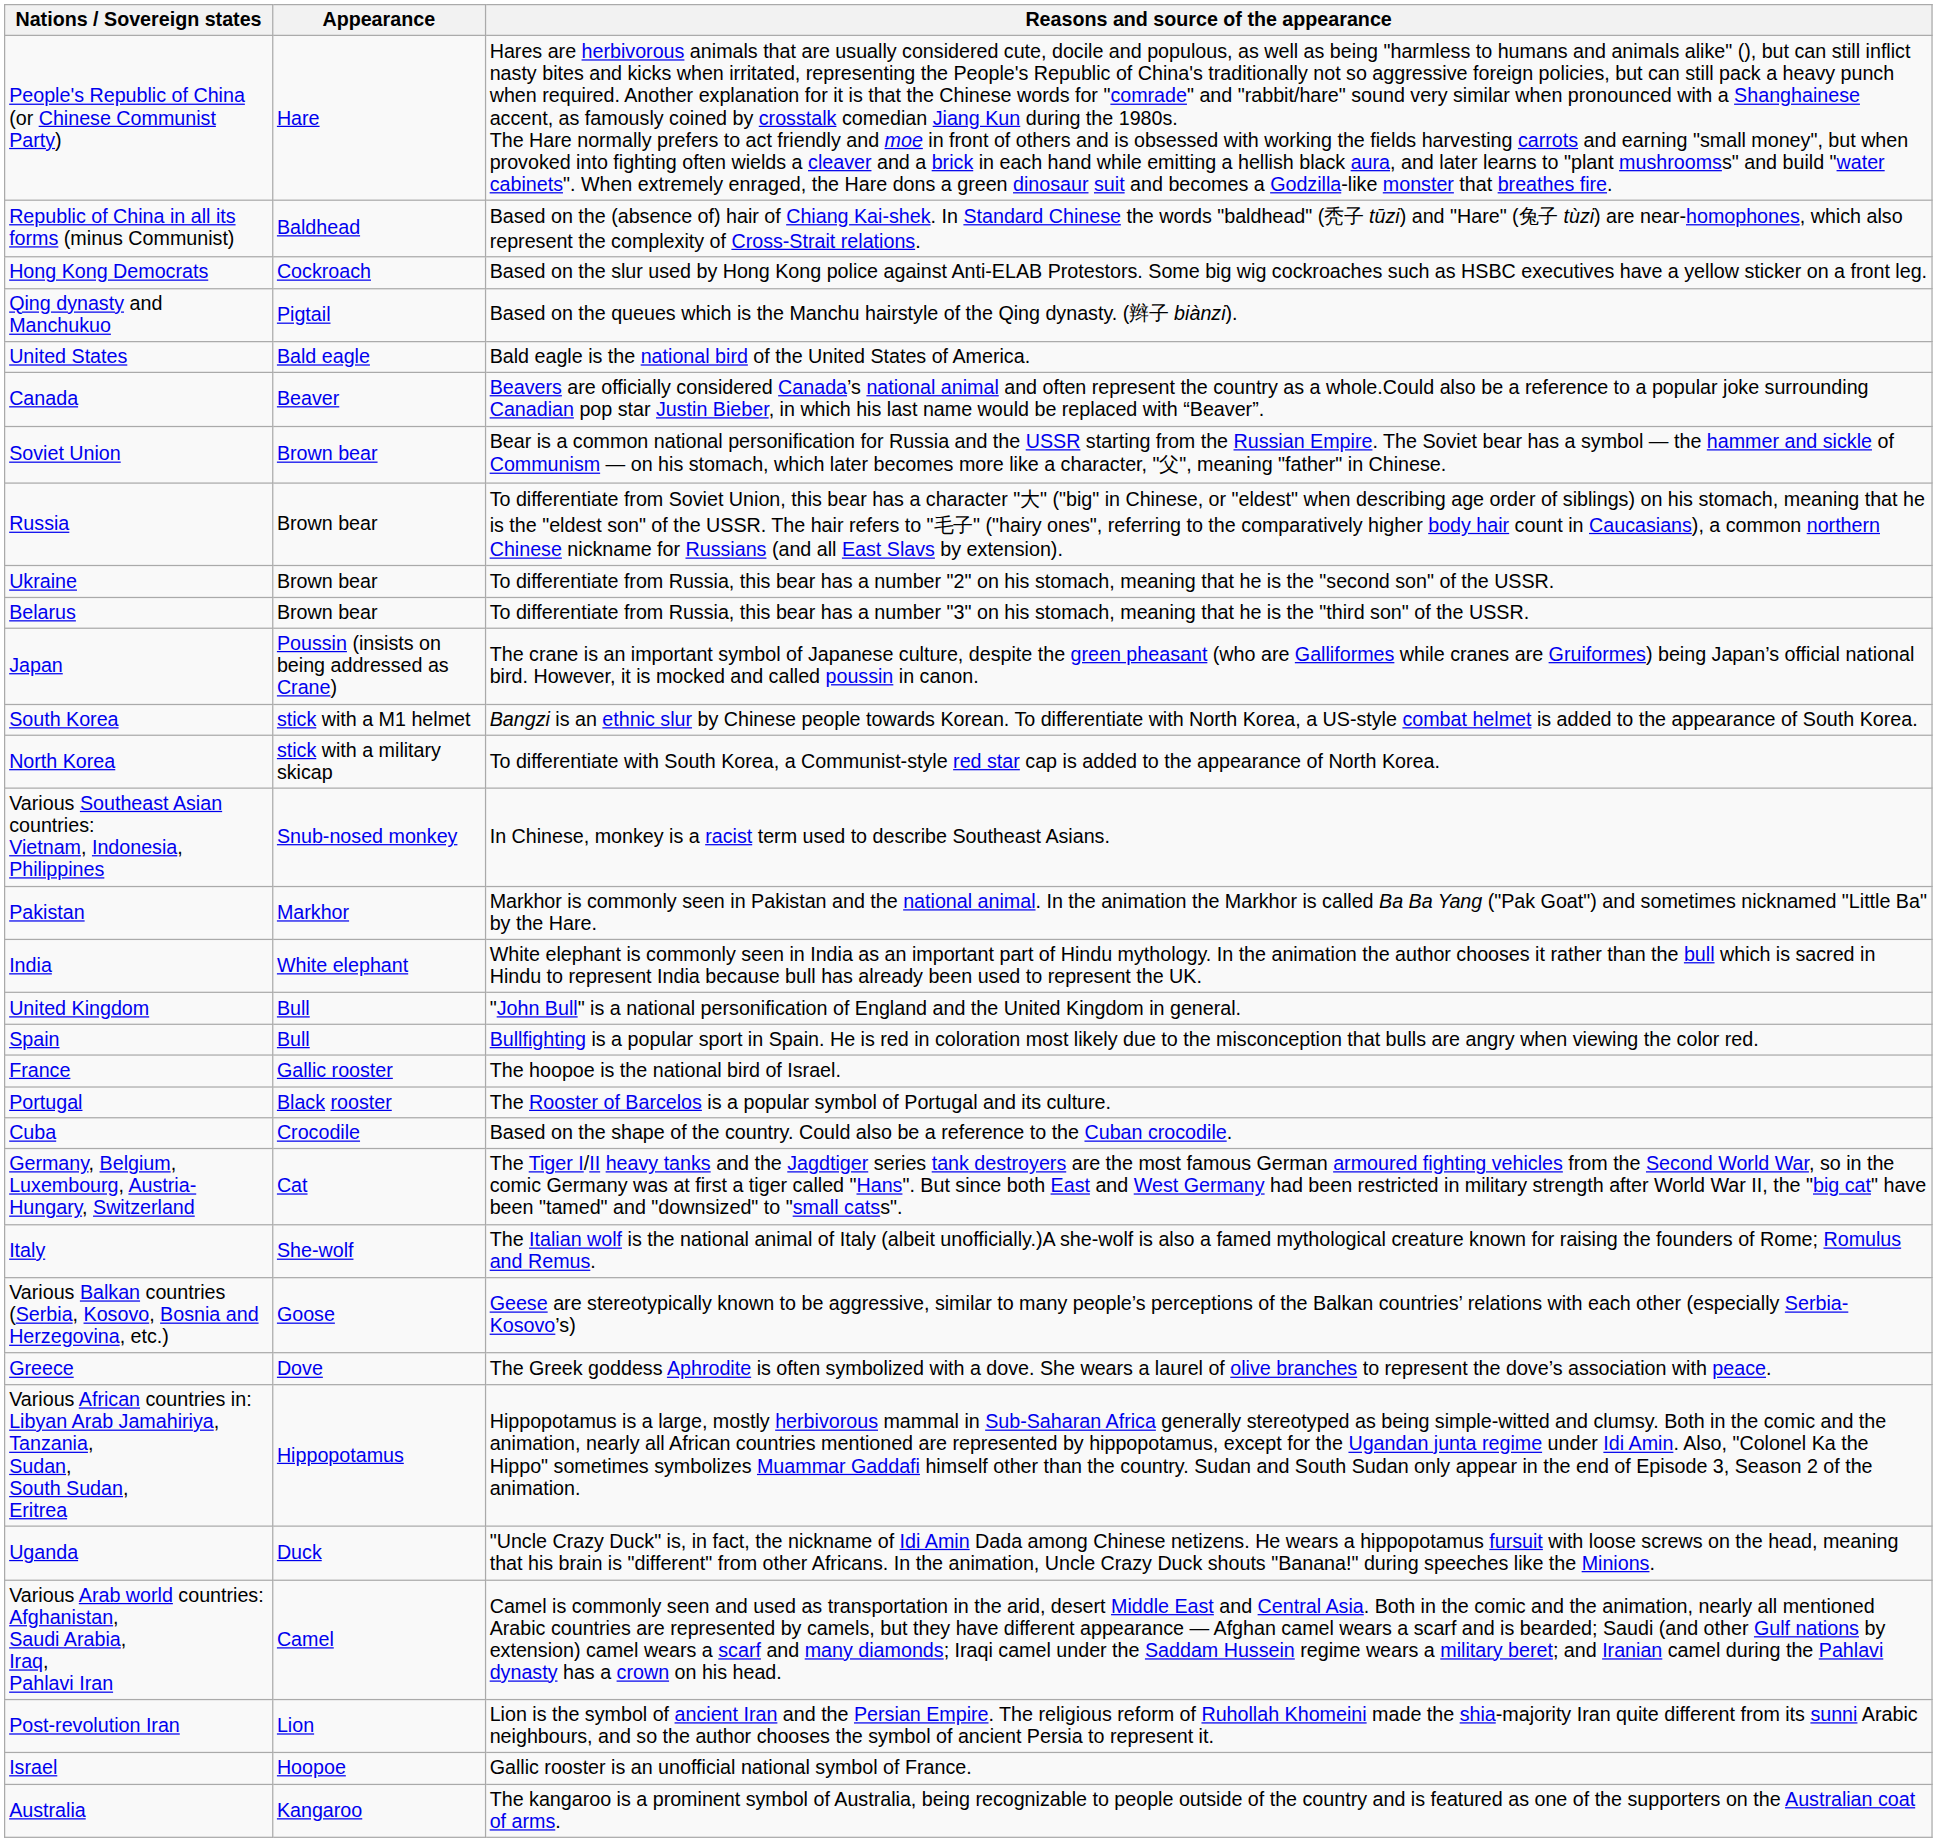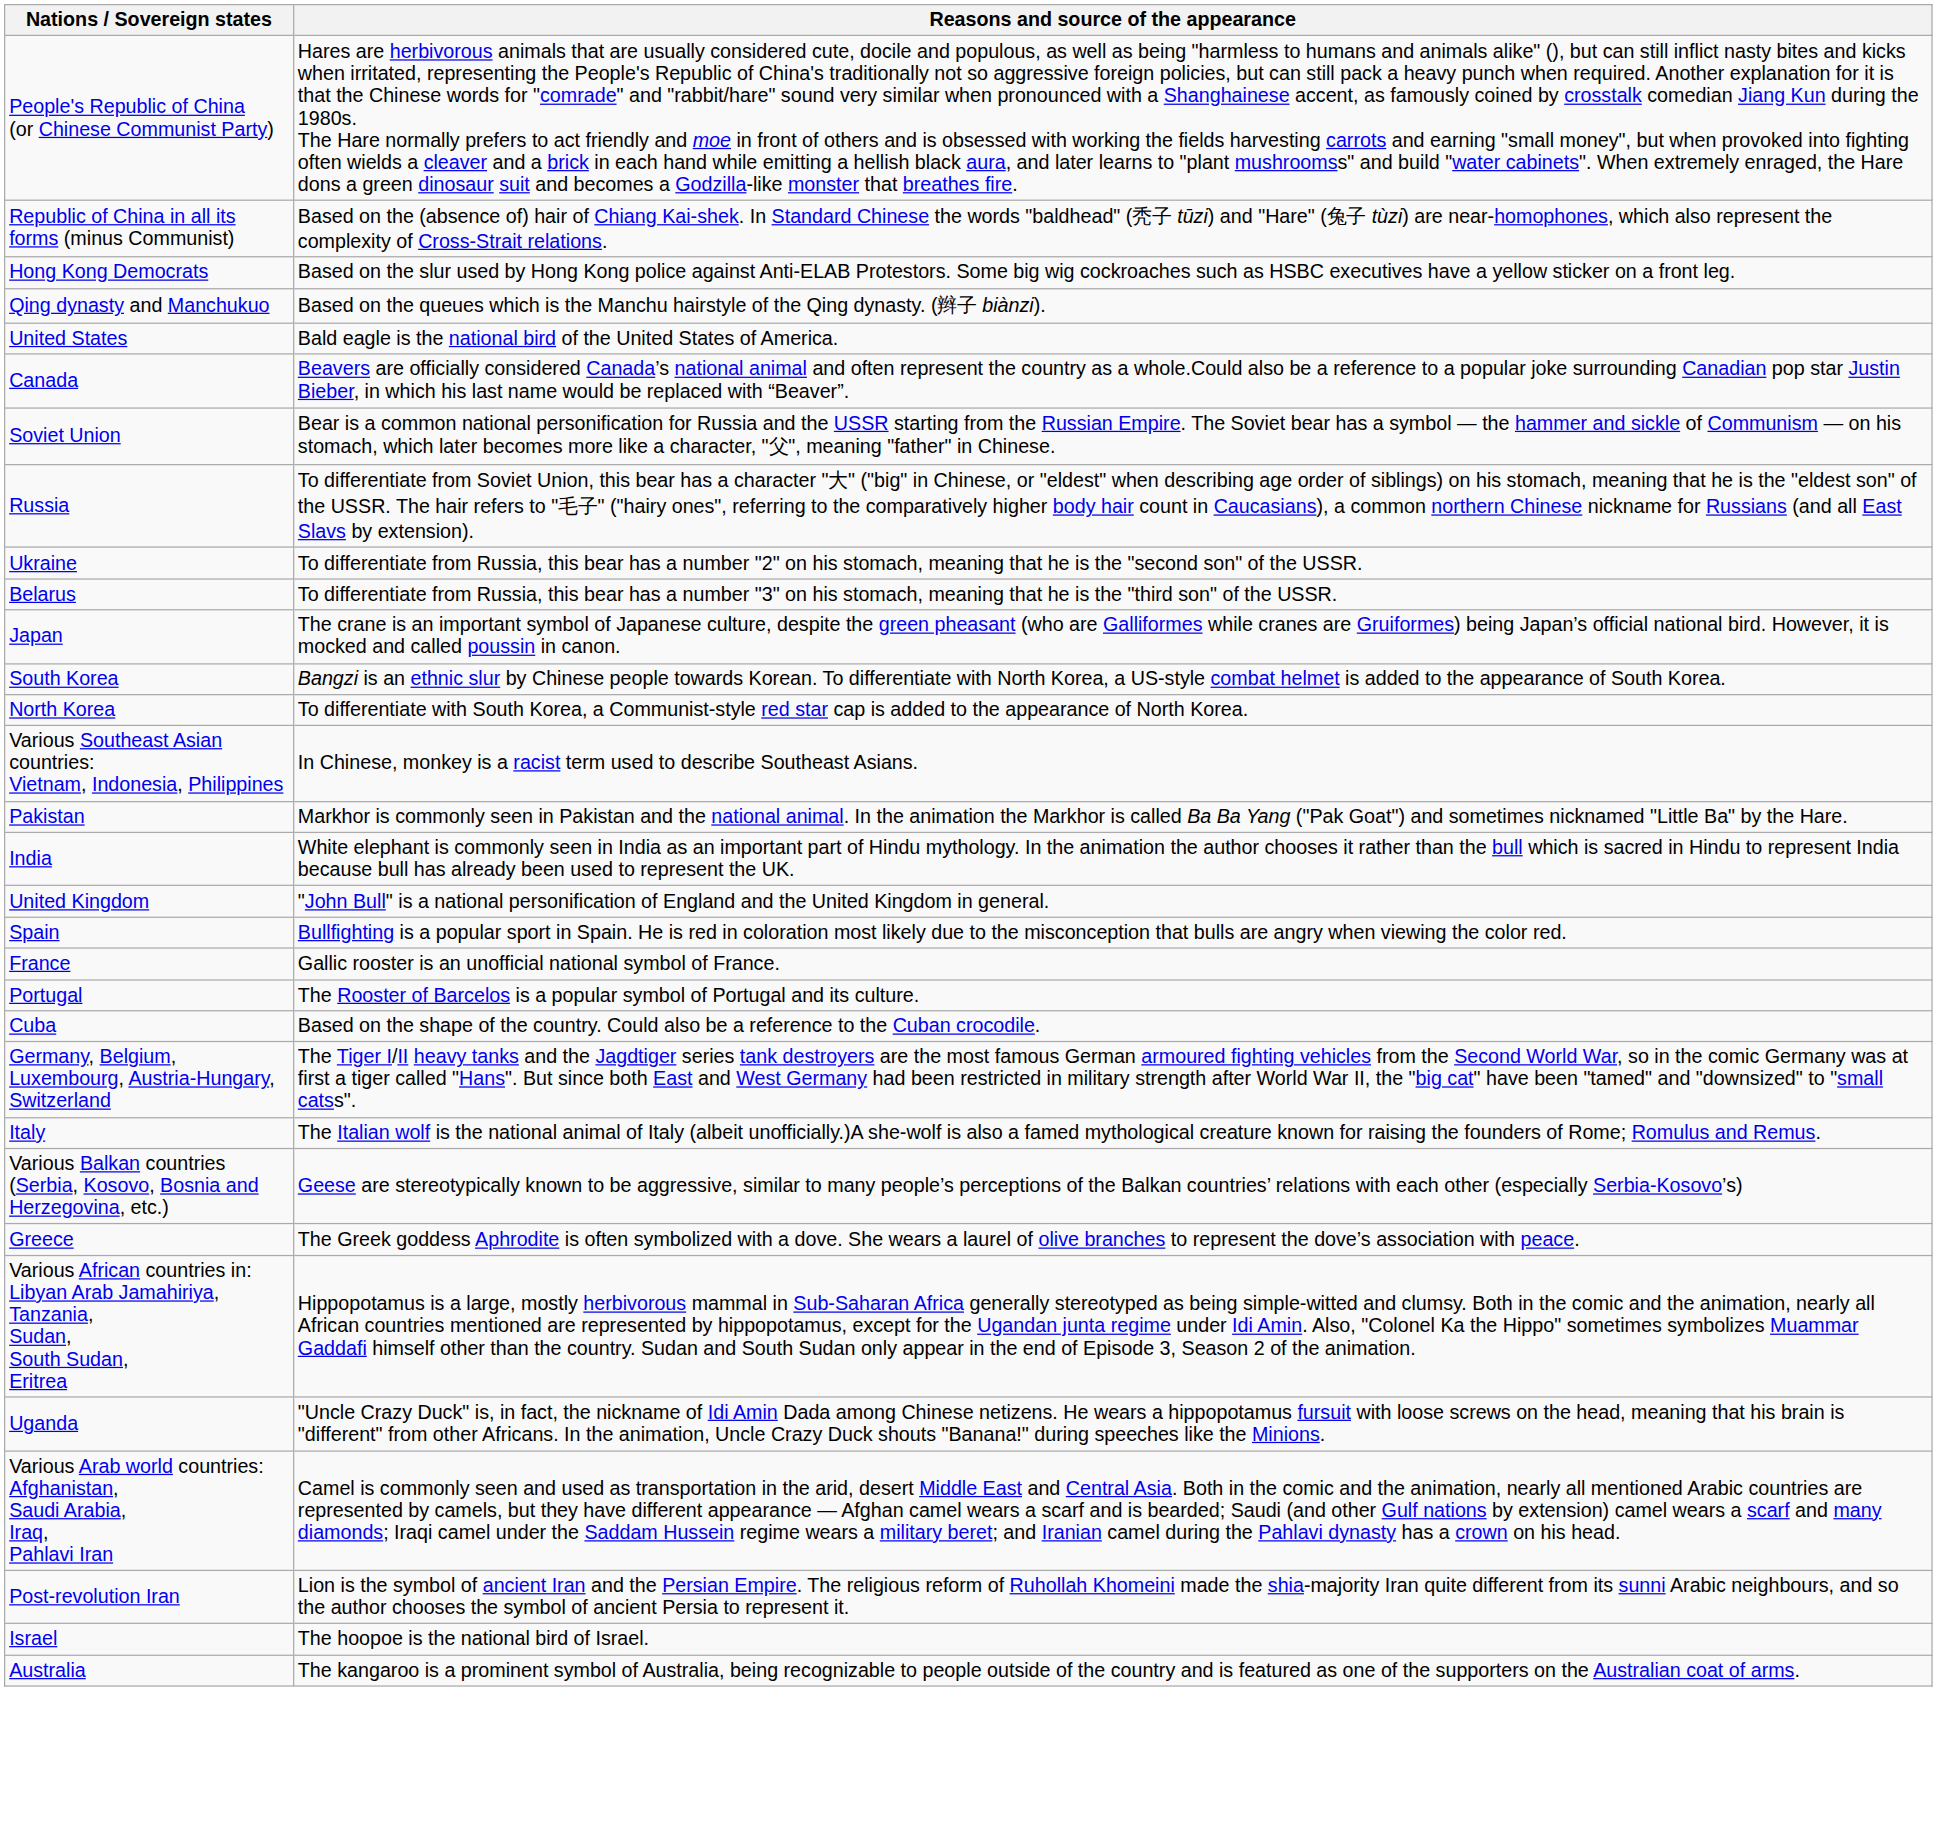- column: (379, 20)
(665, 1070) The hoopoe is the national bird of Israel. -> (539, 963) Gallic rooster is an unofficial national symbol of France.
(731, 1768) Gallic rooster is an unofficial national symbol of France. -> (473, 1639) The hoopoe is the national bird of Israel.
